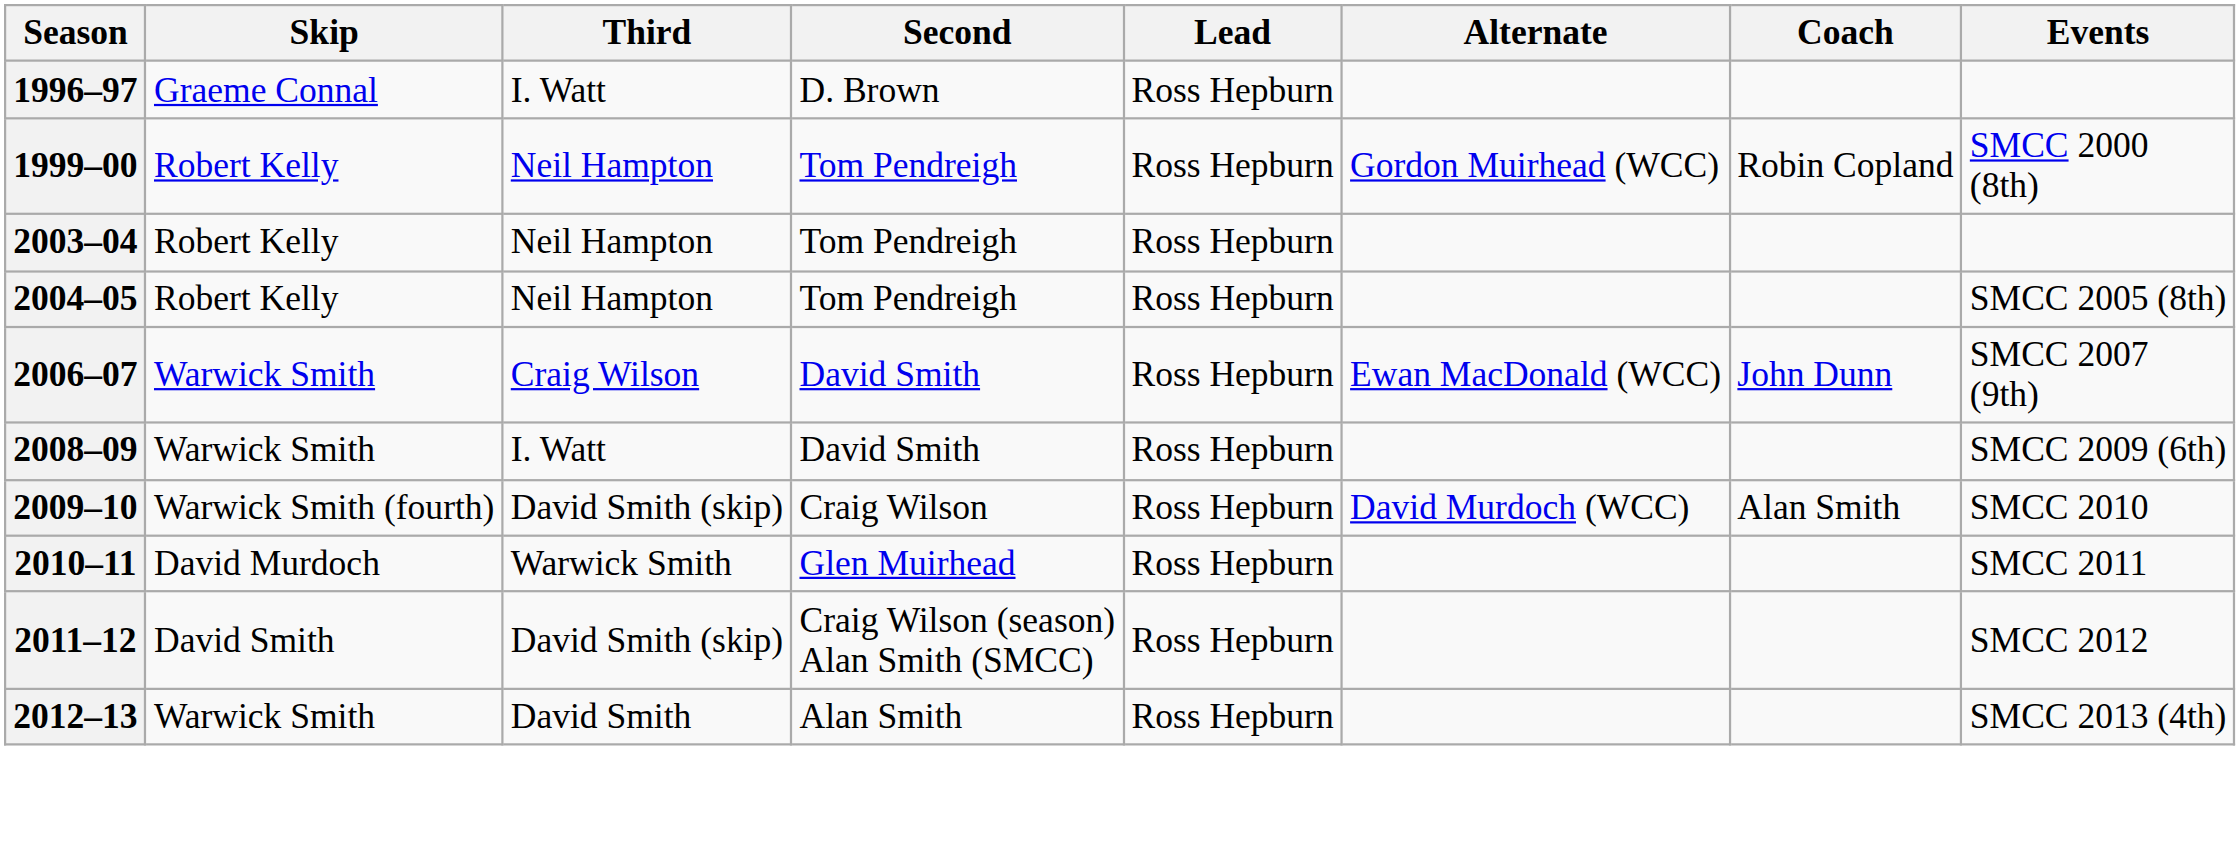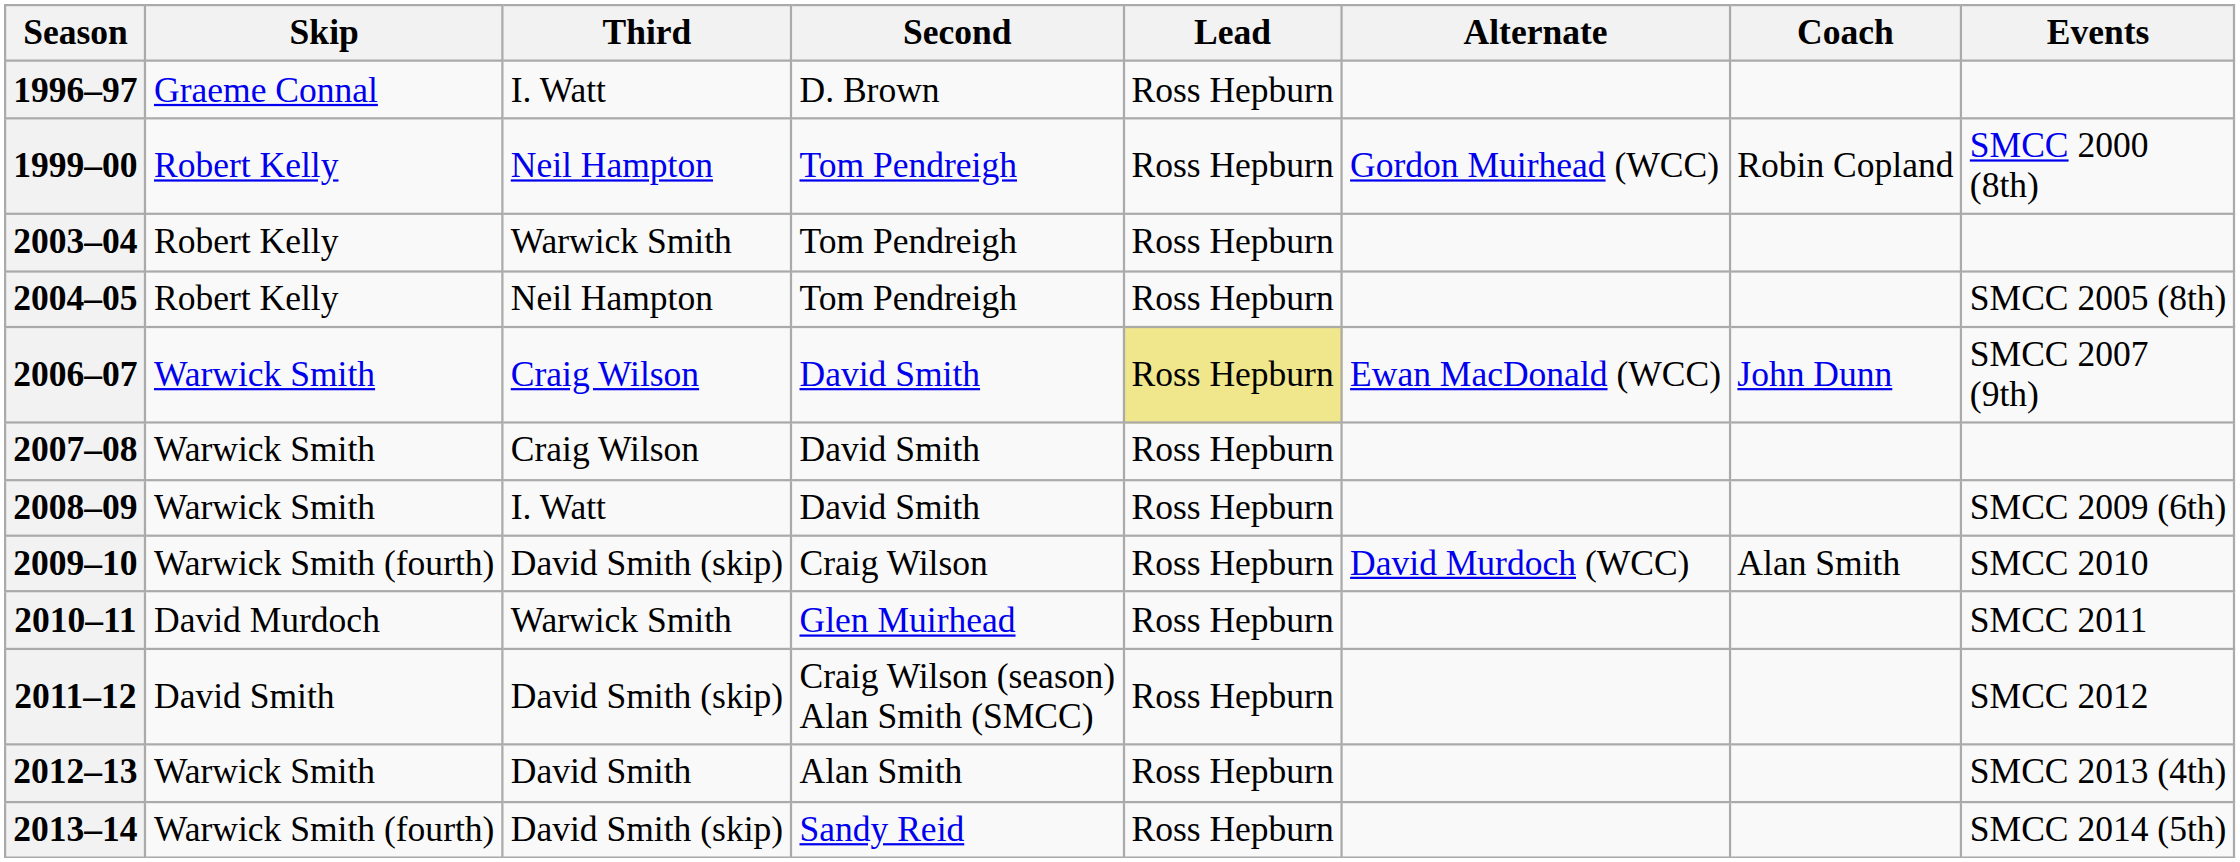(612, 241) Neil Hampton -> (621, 241) Warwick Smith
(1233, 374) no background -> (1233, 374) khaki background
+ row: (75, 450)
+ row: (75, 828)
